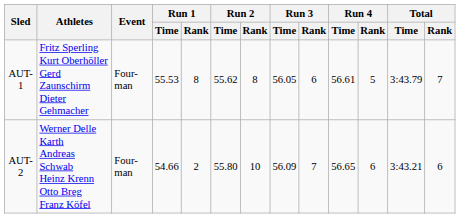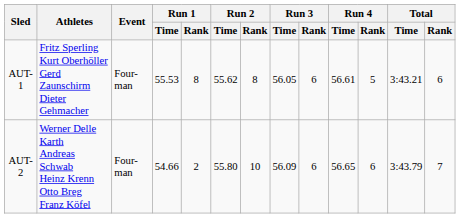(406, 80) 3:43.79 -> (406, 80) 3:43.21
(440, 80) 7 -> (440, 80) 6
(314, 167) 7 -> (314, 167) 6
(406, 167) 3:43.21 -> (406, 167) 3:43.79
(440, 167) 6 -> (440, 167) 7
